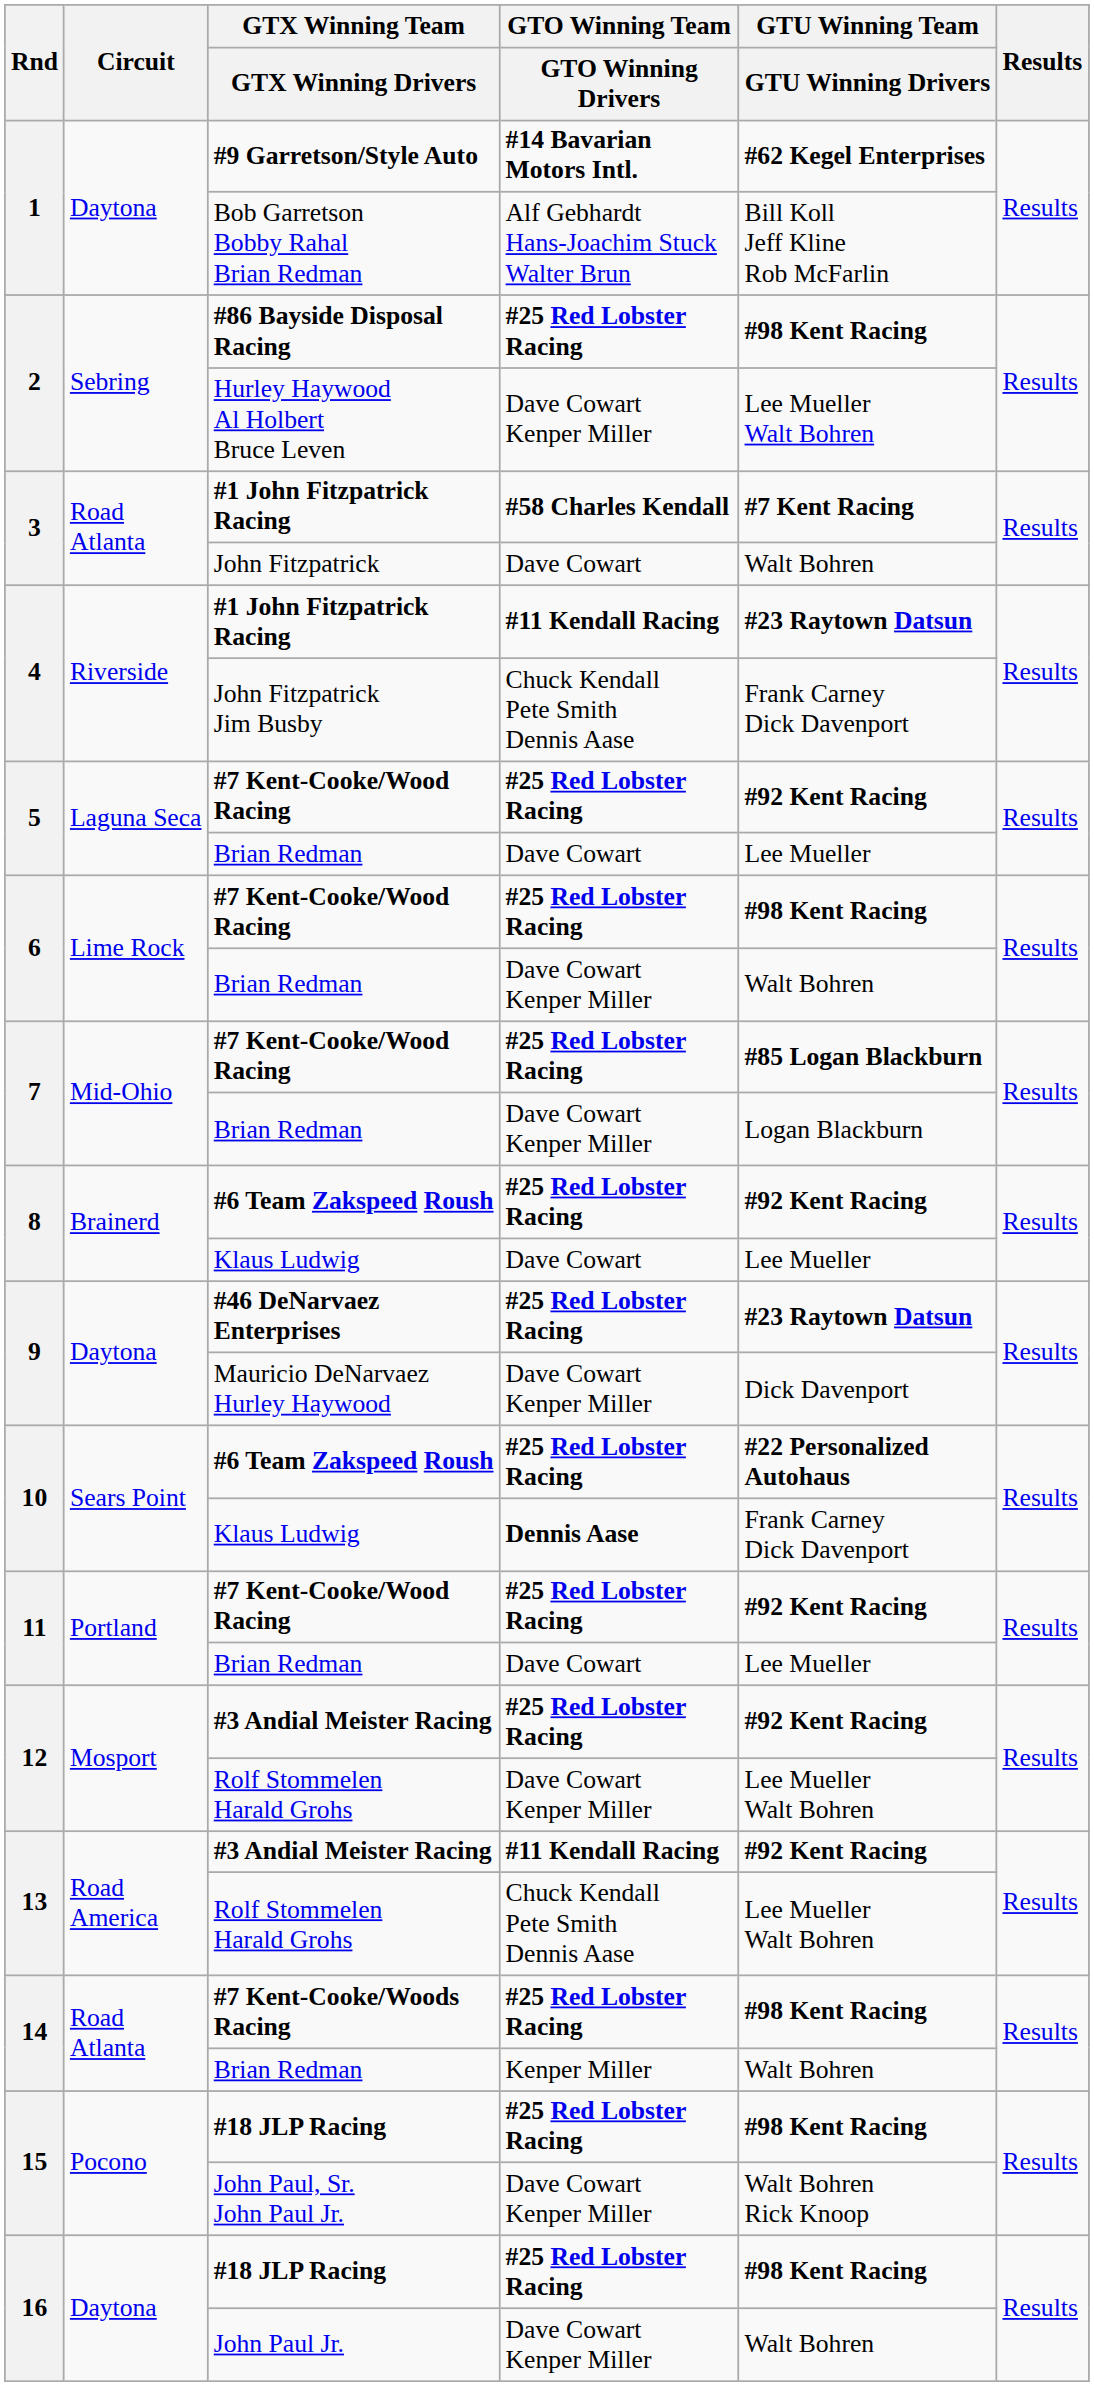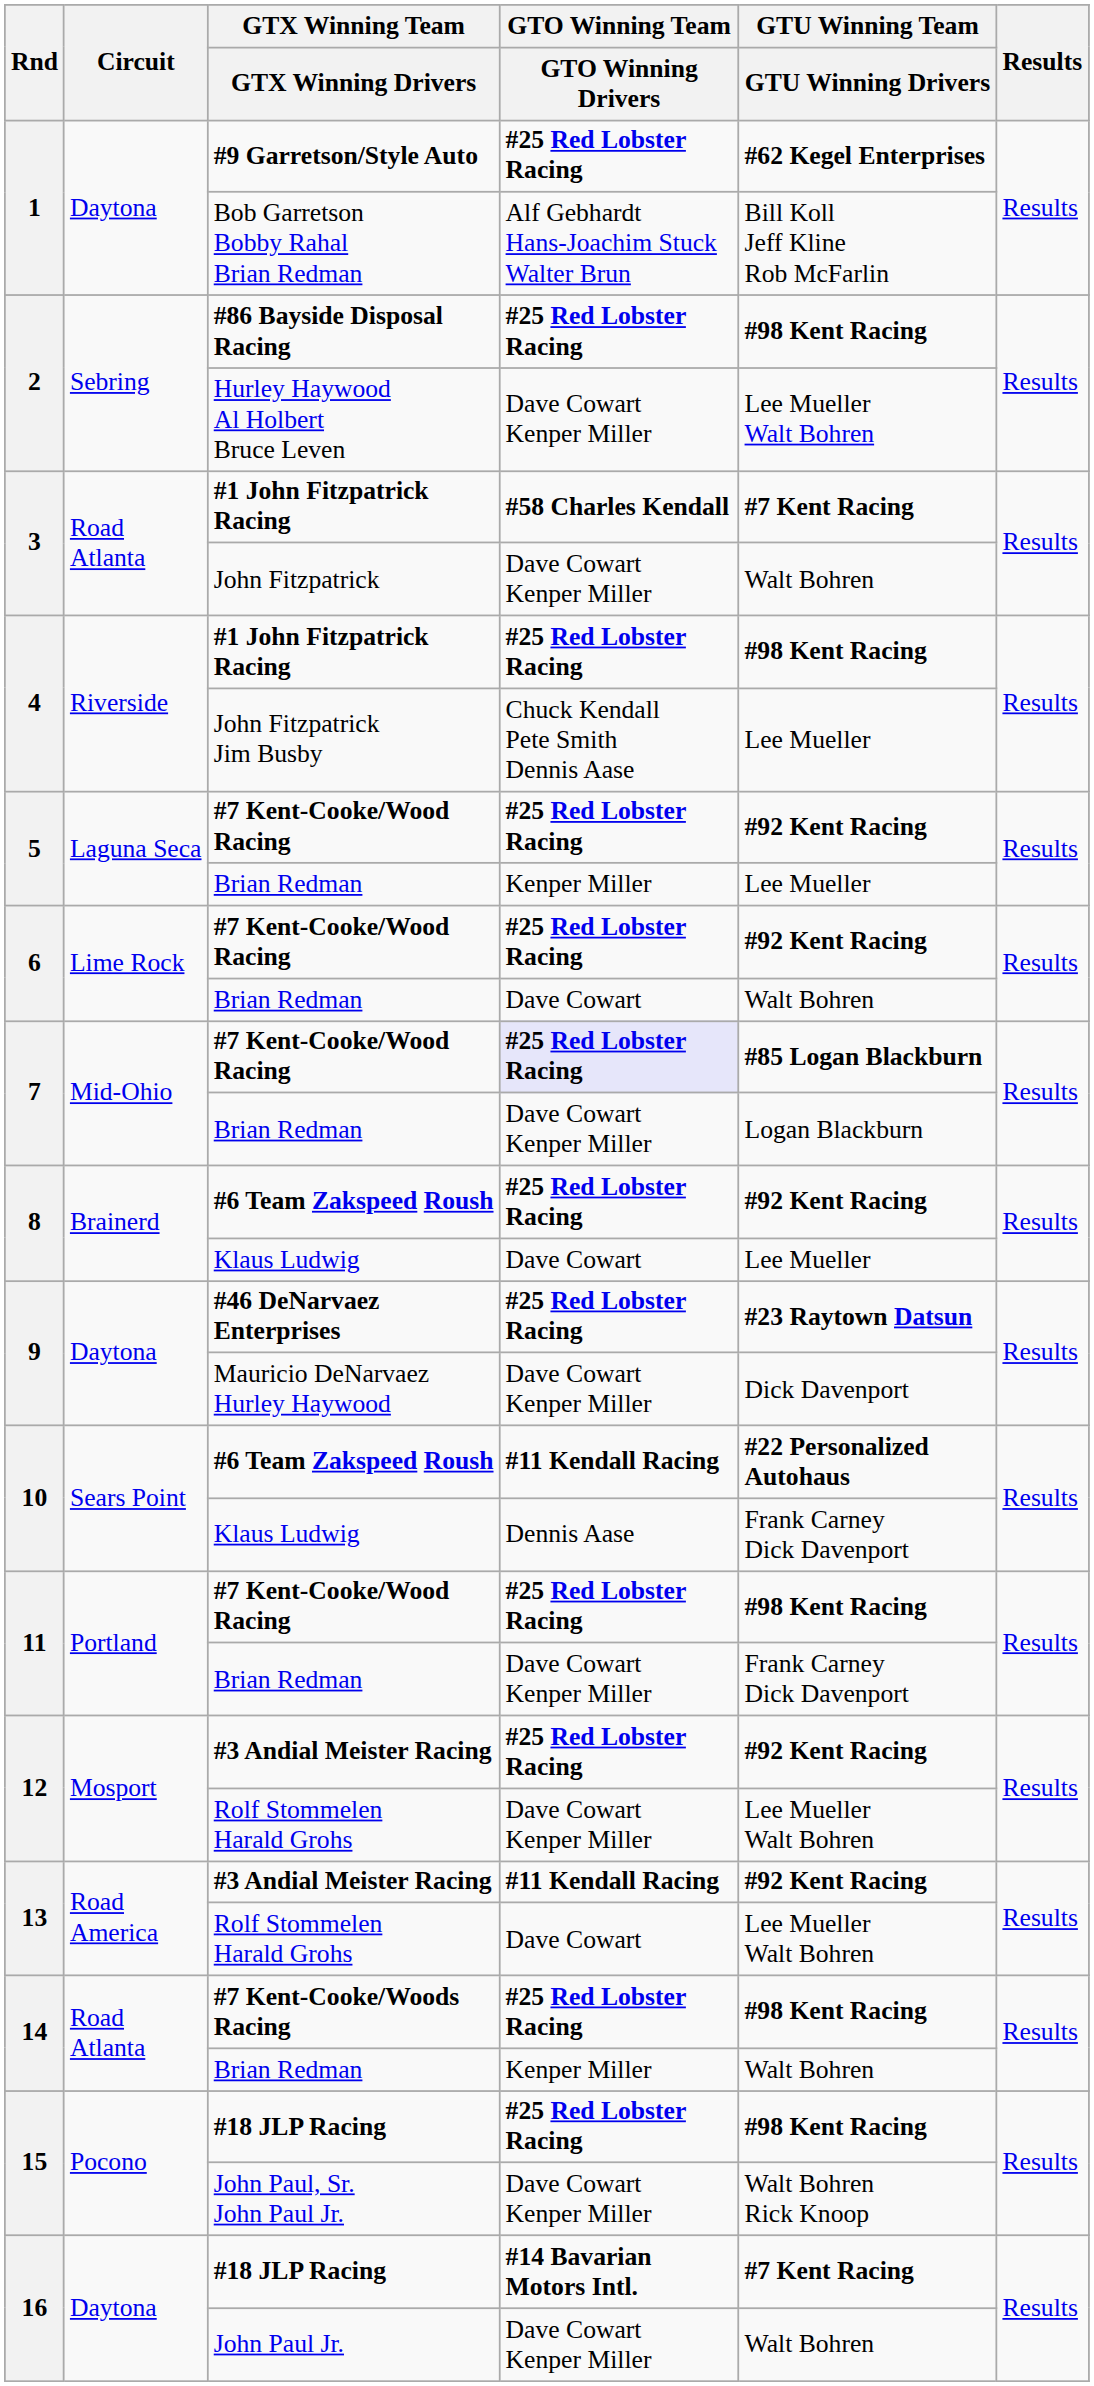(579, 155) #14 Bavarian Motors Intl. -> (596, 155) #25 Red Lobster Racing
(574, 564) Dave Cowart -> (579, 579) Dave Cowart Kenper Miller
(612, 621) #11 Kendall Racing -> (596, 651) #25 Red Lobster Racing
(858, 621) #23 Raytown Datsun -> (836, 651) #98 Kent Racing
(827, 709) Frank Carney Dick Davenport -> (808, 739) Lee Mueller
(574, 854) Dave Cowart -> (579, 884) Kenper Miller
(836, 911) #98 Kent Racing -> (836, 941) #92 Kent Racing
(579, 984) Dave Cowart Kenper Miller -> (574, 999) Dave Cowart
(596, 1056) no background -> (596, 1056) lavender background
(596, 1461) #25 Red Lobster Racing -> (612, 1461) #11 Kendall Racing
(572, 1534) bold -> (570, 1534) normal
(836, 1606) #92 Kent Racing -> (836, 1606) #98 Kent Racing
(574, 1664) Dave Cowart -> (579, 1679) Dave Cowart Kenper Miller
(808, 1664) Lee Mueller -> (827, 1679) Frank Carney Dick Davenport
(583, 1923) Chuck Kendall Pete Smith Dennis Aase -> (574, 1939) Dave Cowart
(596, 2271) #25 Red Lobster Racing -> (579, 2271) #14 Bavarian Motors Intl.
(836, 2271) #98 Kent Racing -> (829, 2271) #7 Kent Racing
